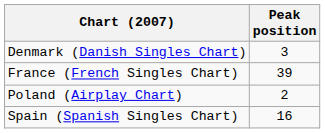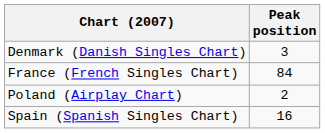(285, 74) 39 -> (285, 74) 84
